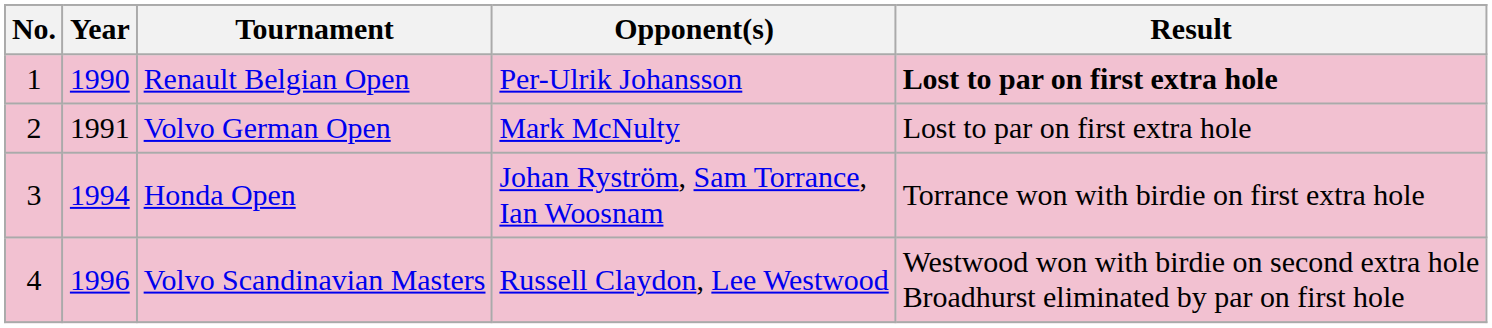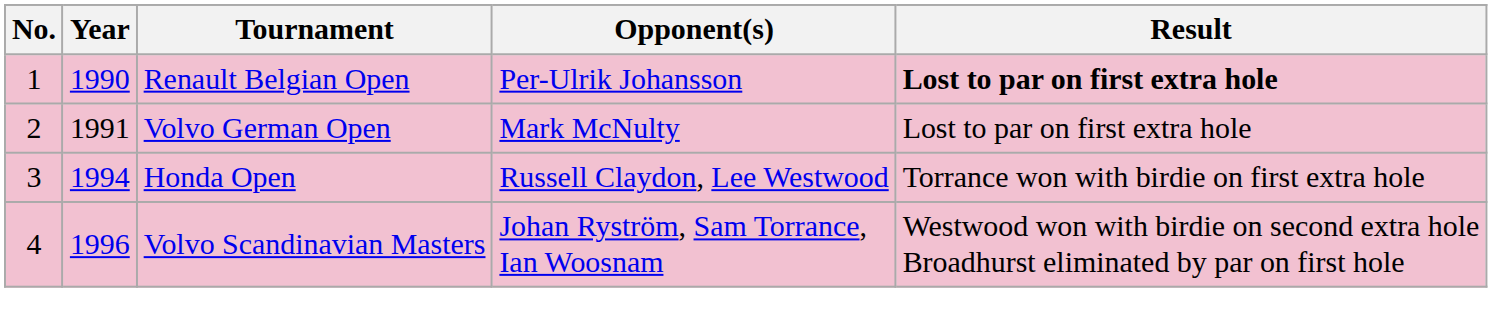(683, 195) Johan Ryström, Sam Torrance, Ian Woosnam -> (694, 177) Russell Claydon, Lee Westwood
(694, 280) Russell Claydon, Lee Westwood -> (683, 244) Johan Ryström, Sam Torrance, Ian Woosnam
